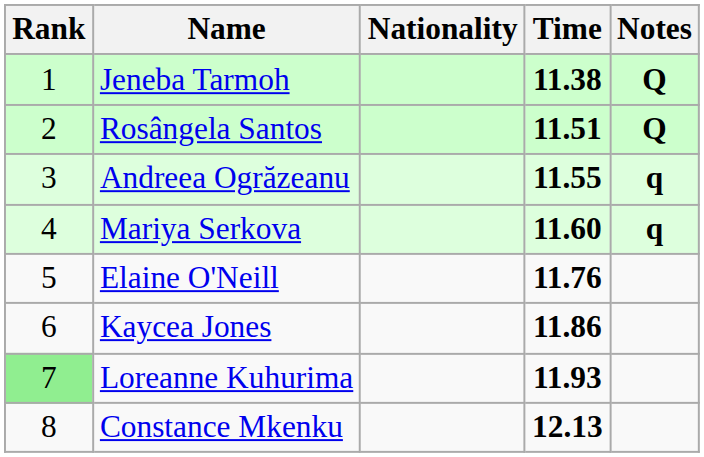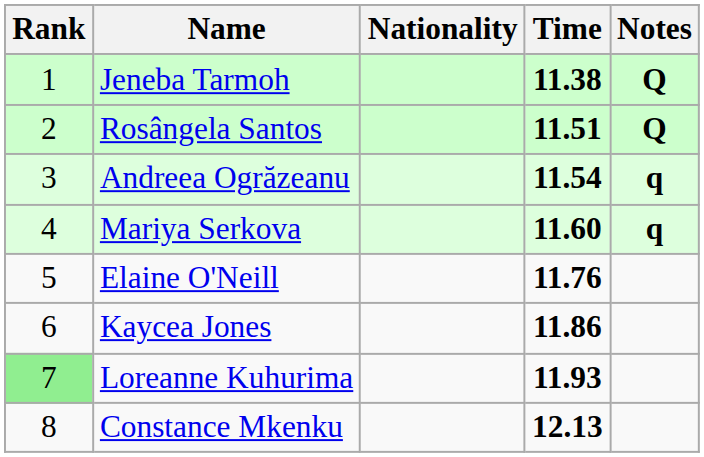(567, 178) 11.55 -> (567, 178) 11.54
